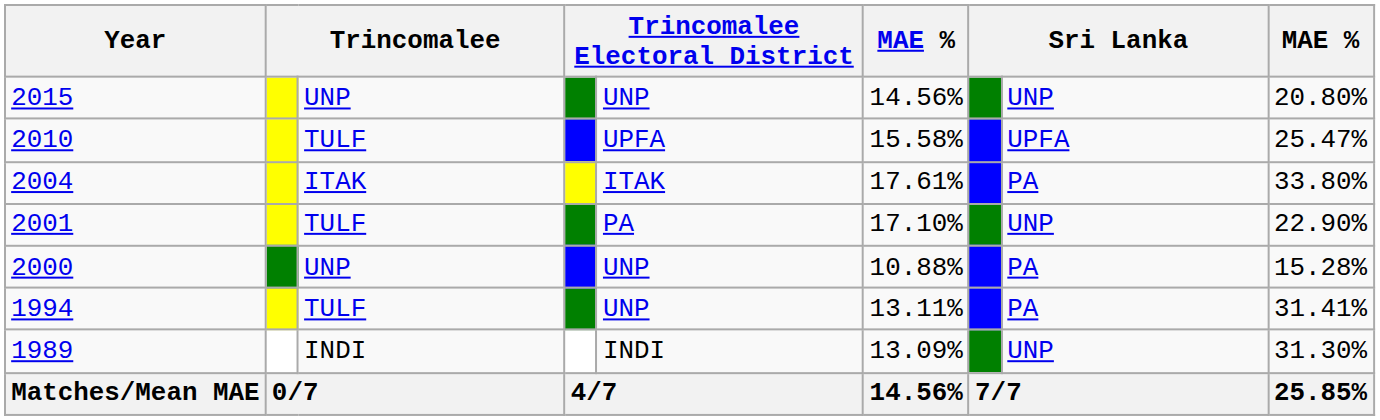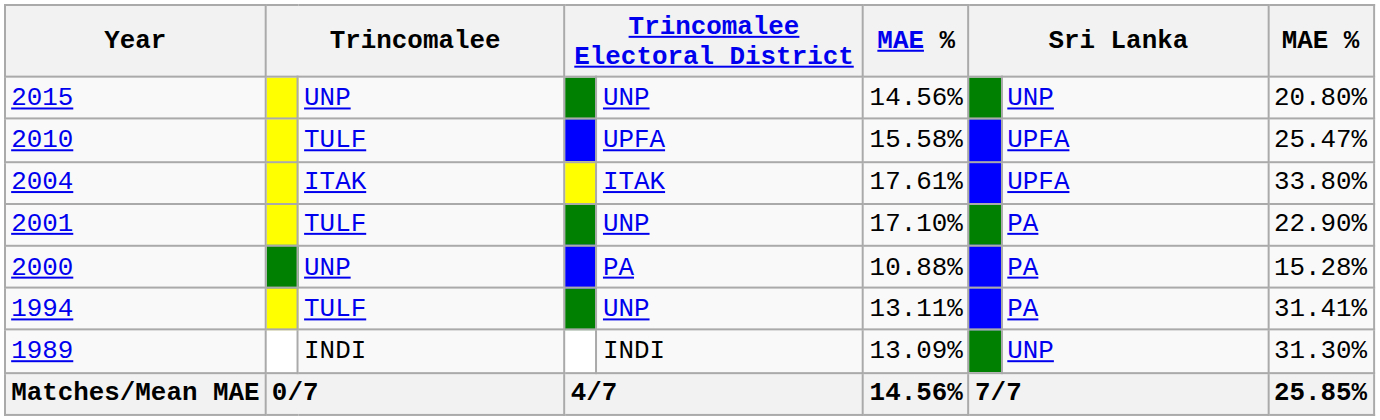(1023, 182) PA -> (1038, 182) UPFA
(618, 225) PA -> (626, 225) UNP
(1031, 225) UNP -> (1023, 225) PA
(626, 267) UNP -> (618, 267) PA
